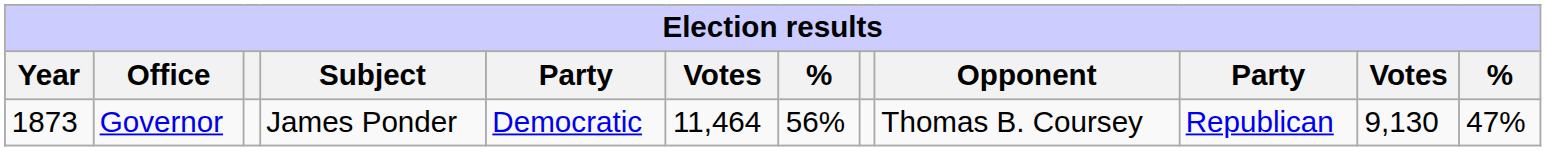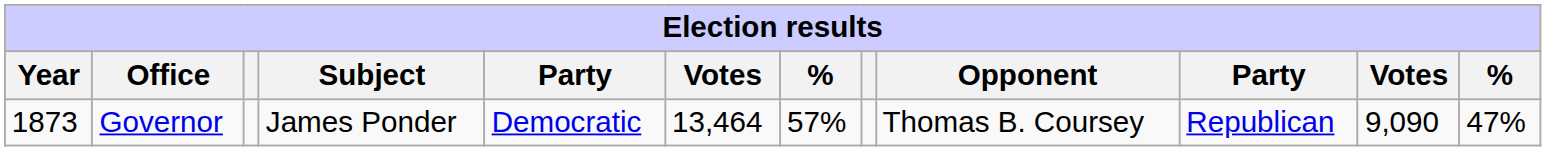(717, 121) 11,464 -> (717, 121) 13,464
(815, 121) 56% -> (817, 121) 57%
(1402, 121) 9,130 -> (1402, 121) 9,090
